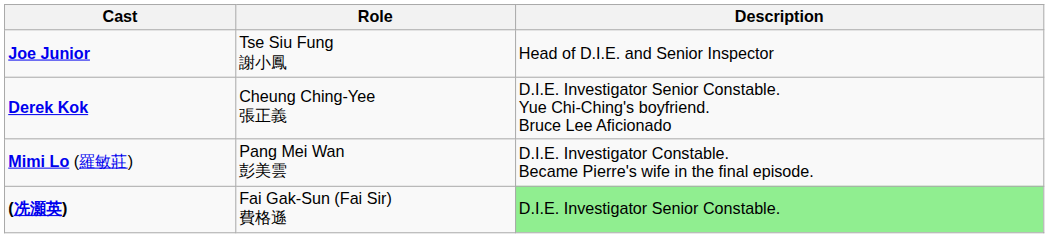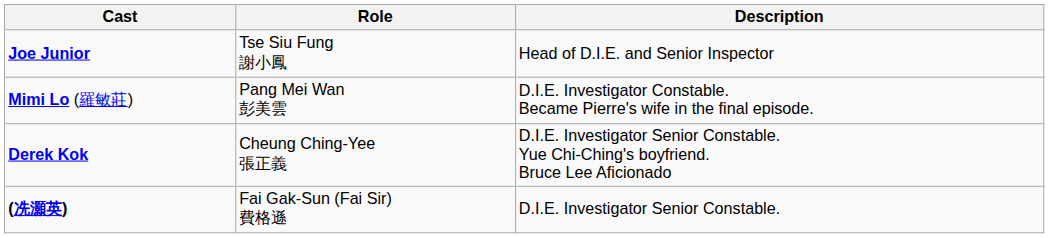rows swapped: (48, 107) <-> (71, 161)
(649, 209) lightgreen background -> (649, 209) no background
